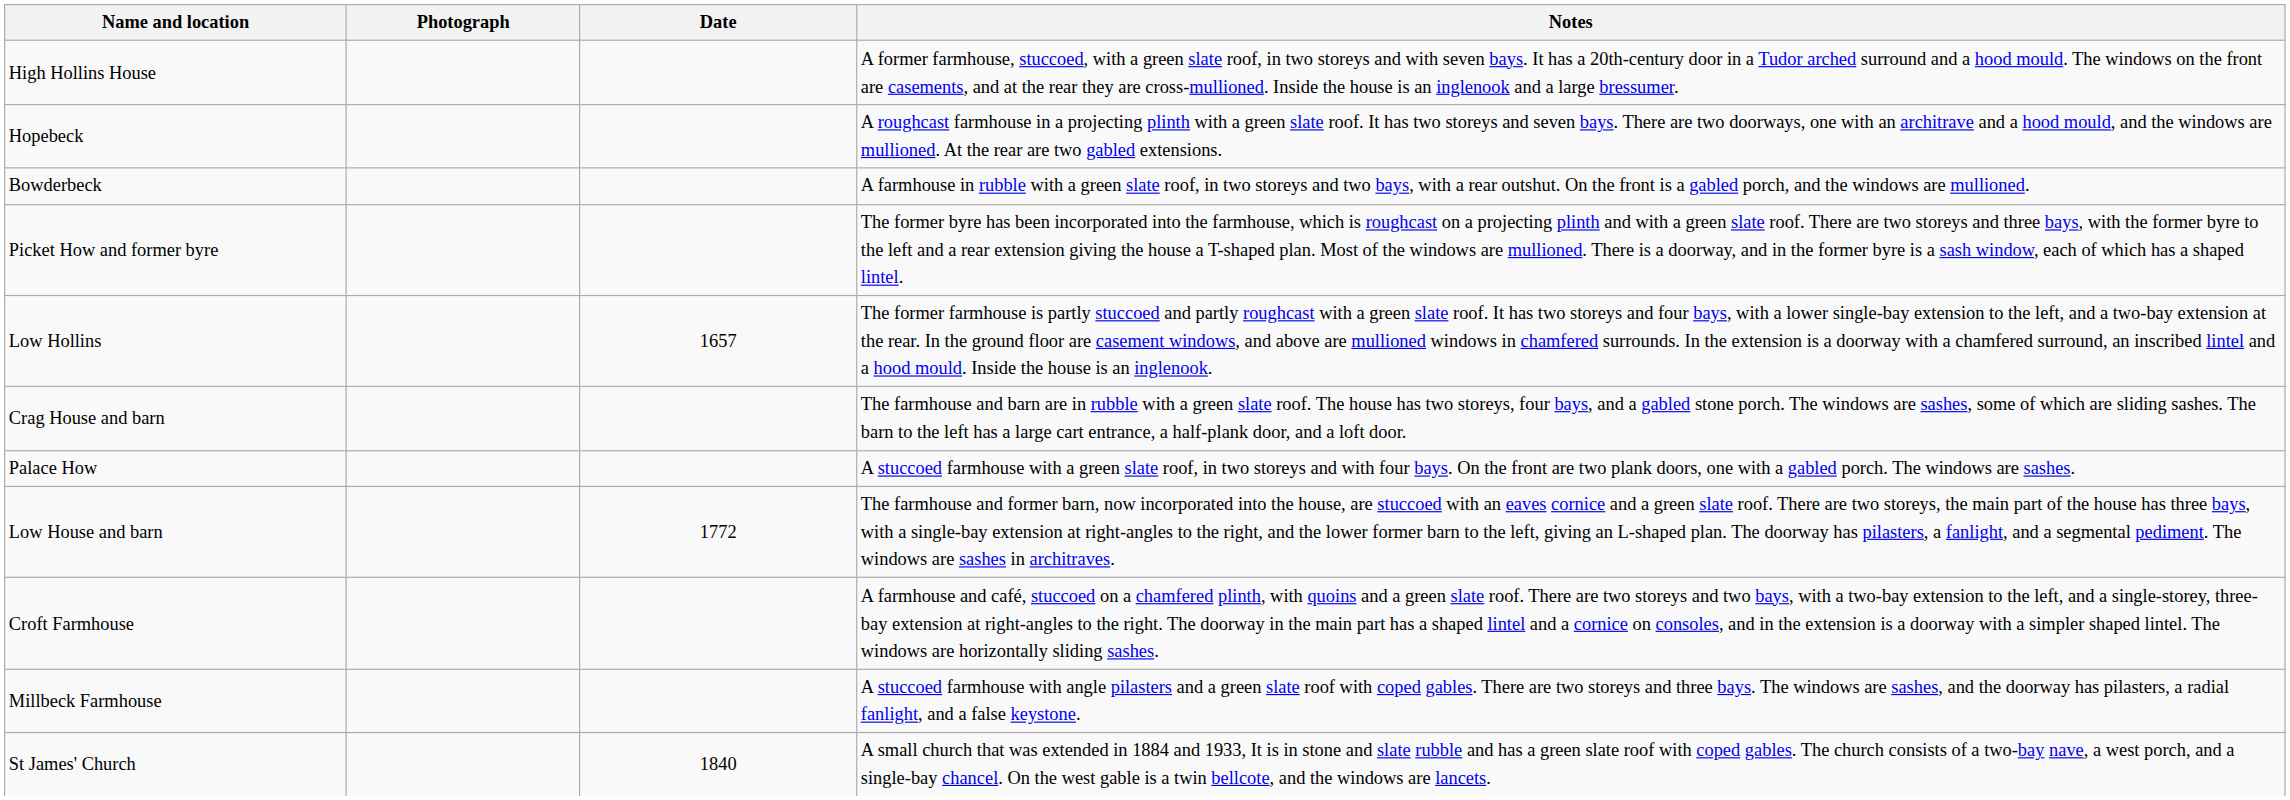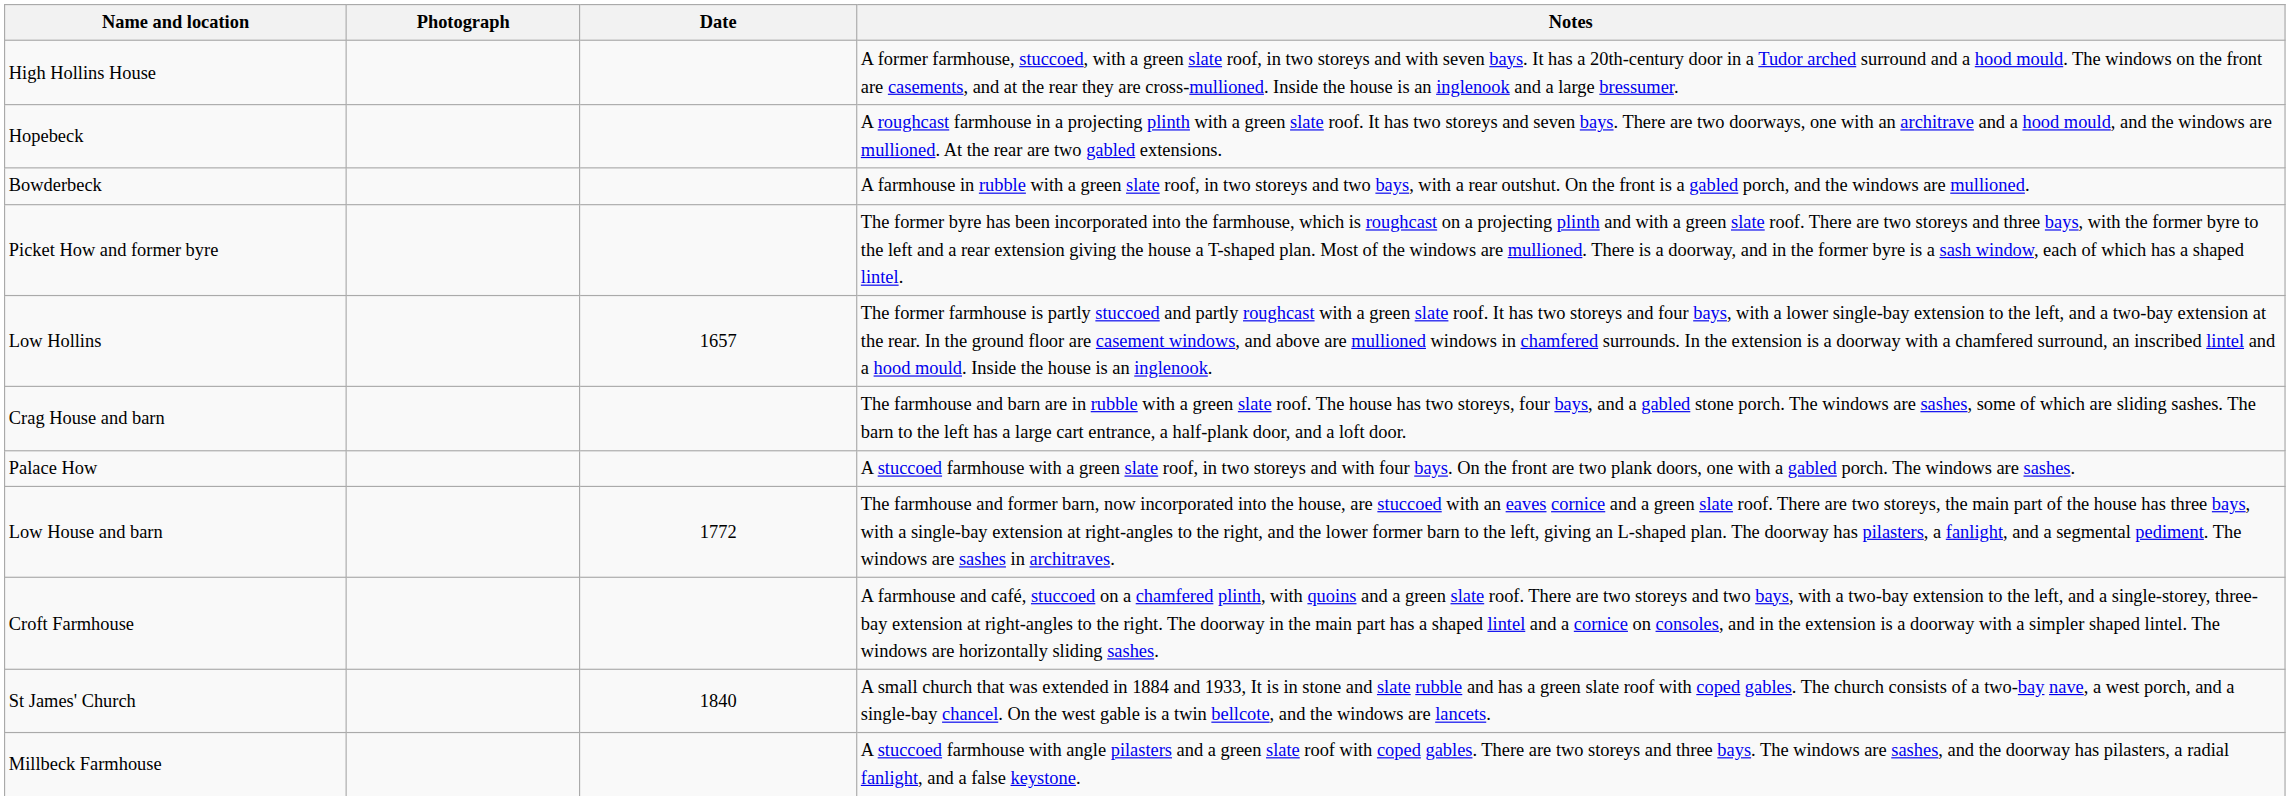rows swapped: (85, 700) <-> (72, 764)
